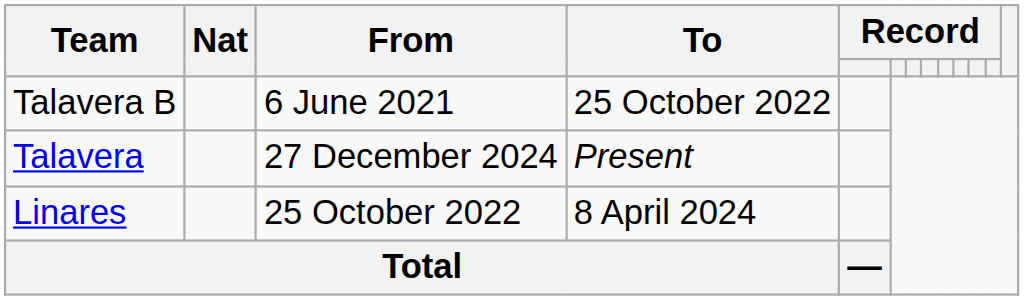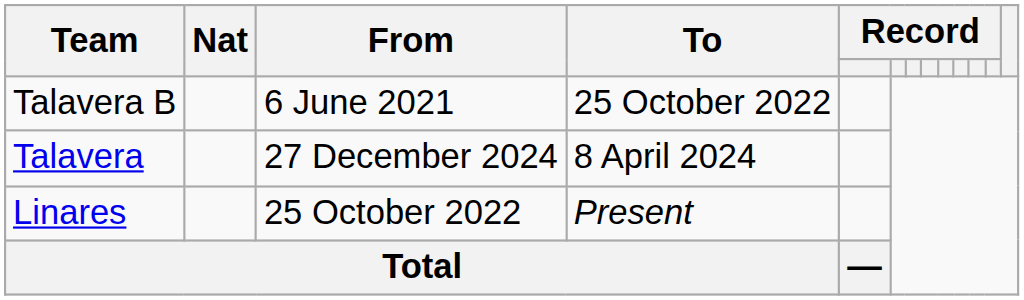(633, 157) Present -> (665, 157) 8 April 2024
(665, 212) 8 April 2024 -> (633, 212) Present
